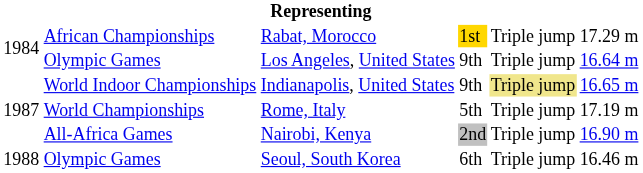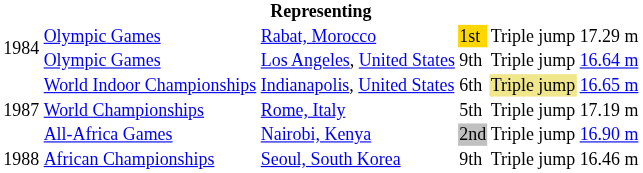(129, 36) African Championships -> (102, 36) Olympic Games
(471, 85) 9th -> (471, 85) 6th
(102, 159) Olympic Games -> (129, 159) African Championships
(471, 159) 6th -> (471, 159) 9th
